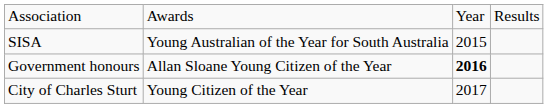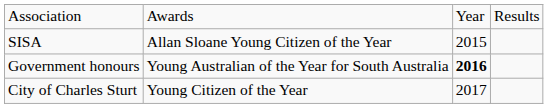(298, 41) Young Australian of the Year for South Australia -> (269, 41) Allan Sloane Young Citizen of the Year
(269, 66) Allan Sloane Young Citizen of the Year -> (298, 66) Young Australian of the Year for South Australia
